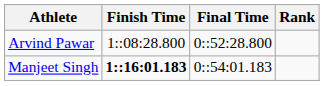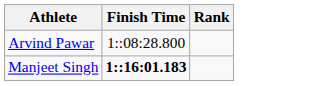- column: (233, 17)
